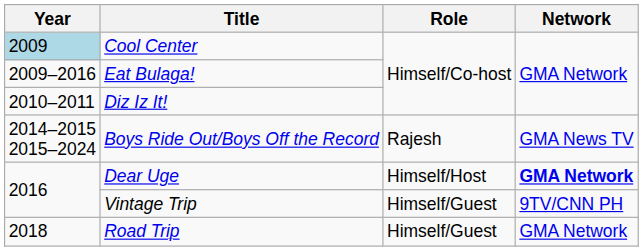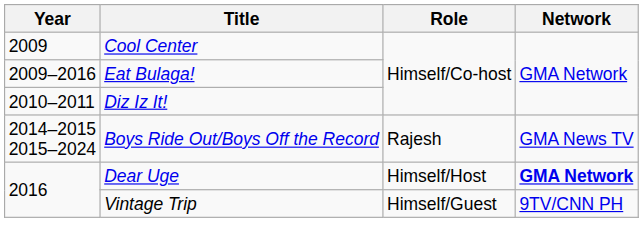(28, 46) lightblue background -> (28, 46) no background
- row: (142, 232)
